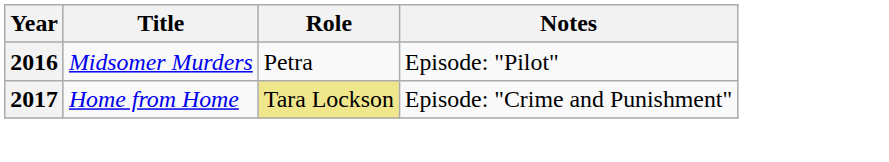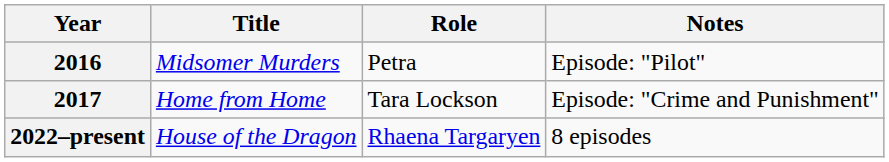(329, 99) khaki background -> (433, 99) no background
+ row: (78, 136)
